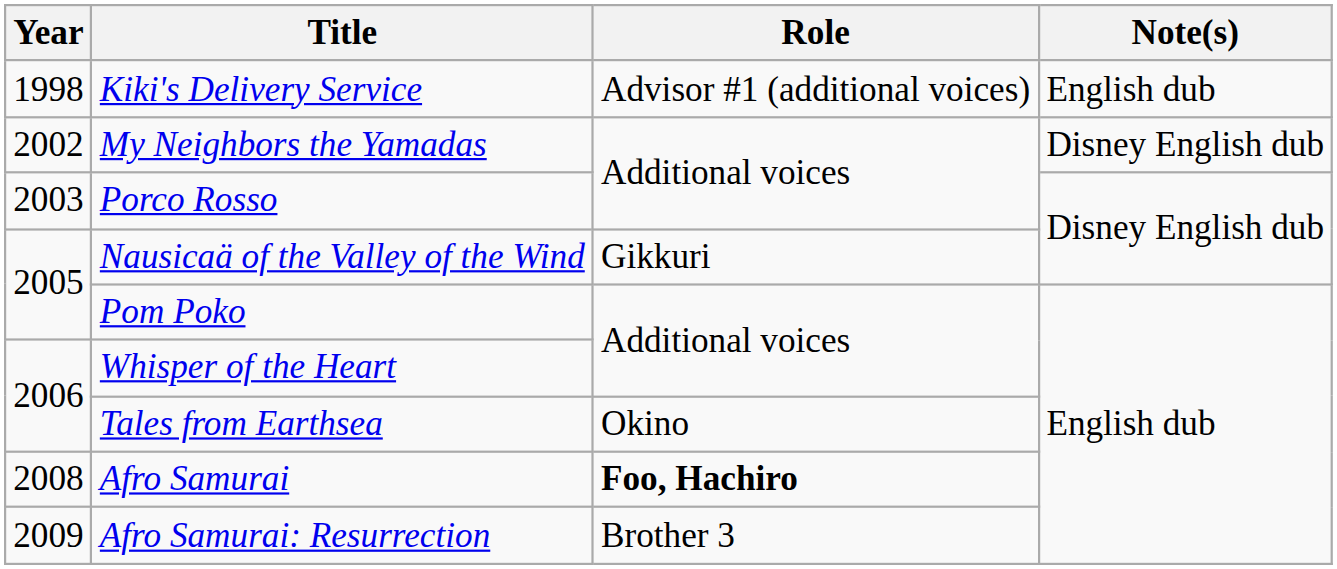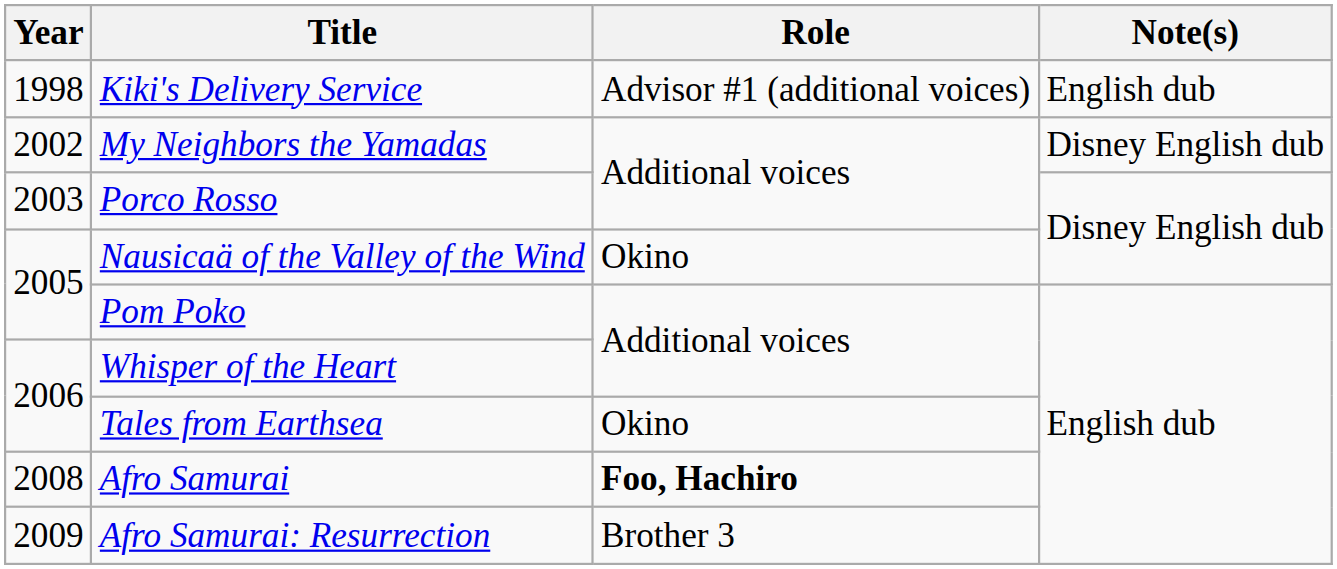(656, 255) Gikkuri -> (645, 255) Okino
